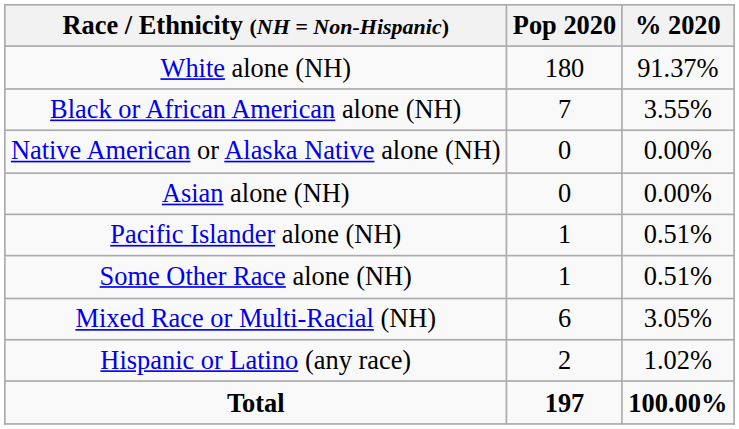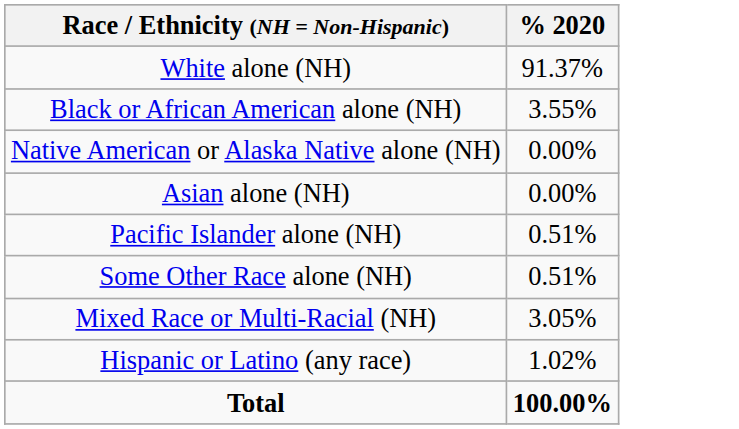- column: (564, 25)
